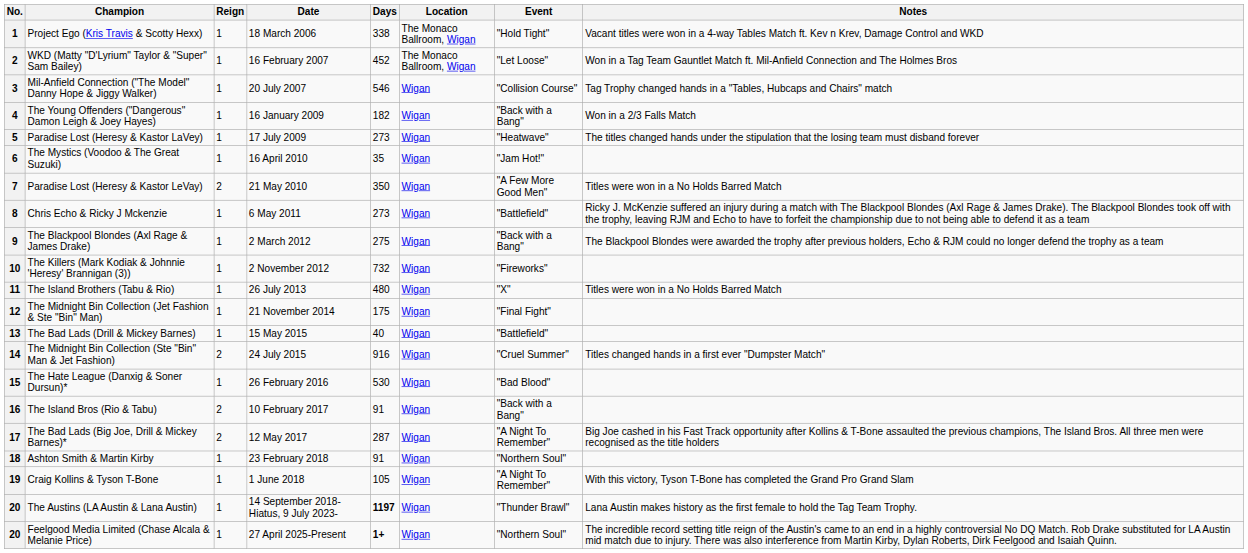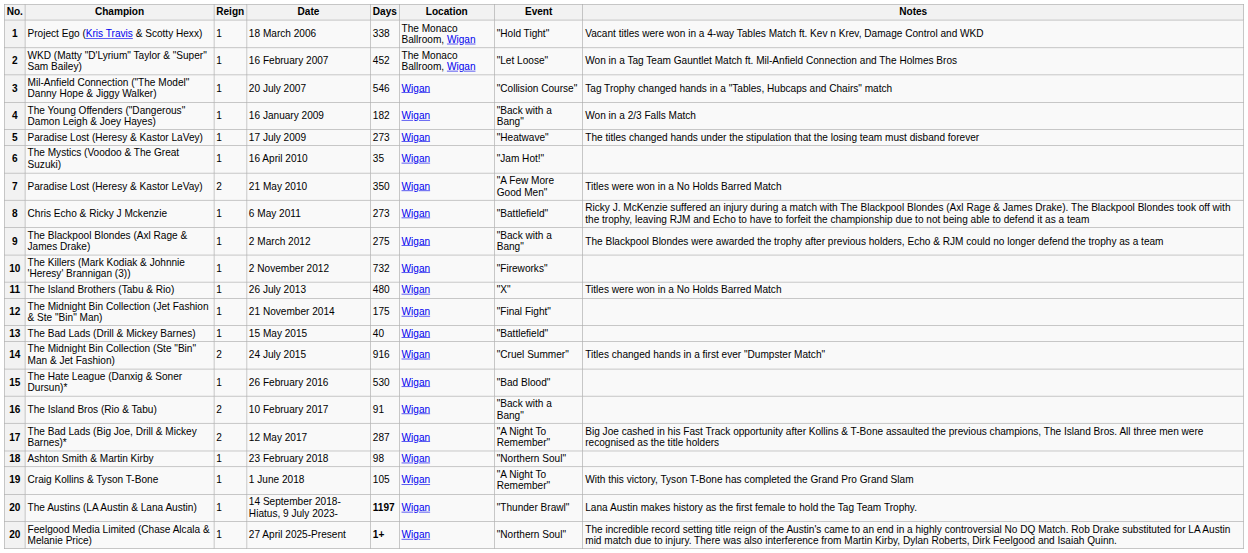(378, 459) 91 -> (378, 459) 98
